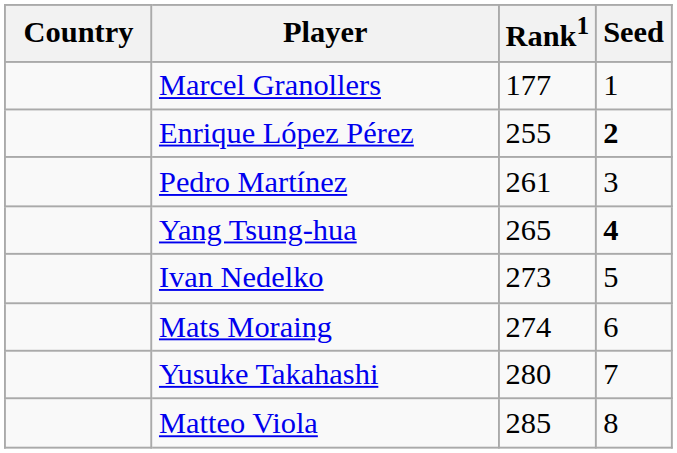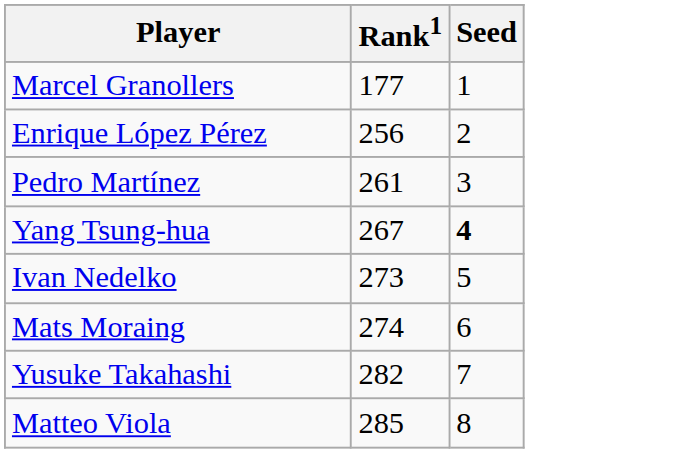- column: (78, 32)
(528, 133) 255 -> (381, 133) 256
(611, 133) bold -> (464, 133) normal
(528, 229) 265 -> (381, 229) 267
(528, 374) 280 -> (381, 374) 282
